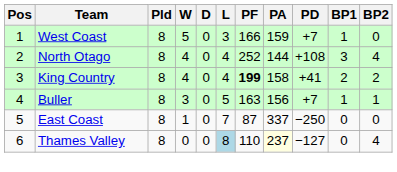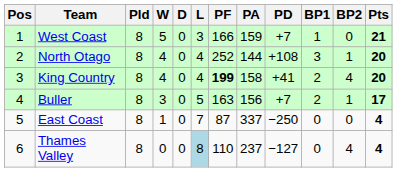+ column: (379, 15)
(376, 57) 4 -> (349, 57) 1
(376, 78) 2 -> (349, 78) 4
(344, 99) 1 -> (317, 99) 2
(278, 141) lightyellow background -> (251, 148) no background
